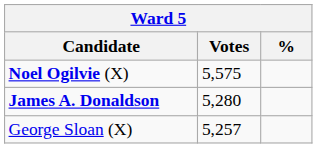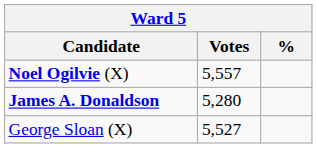(222, 73) 5,575 -> (222, 73) 5,557
(222, 128) 5,257 -> (222, 128) 5,527
